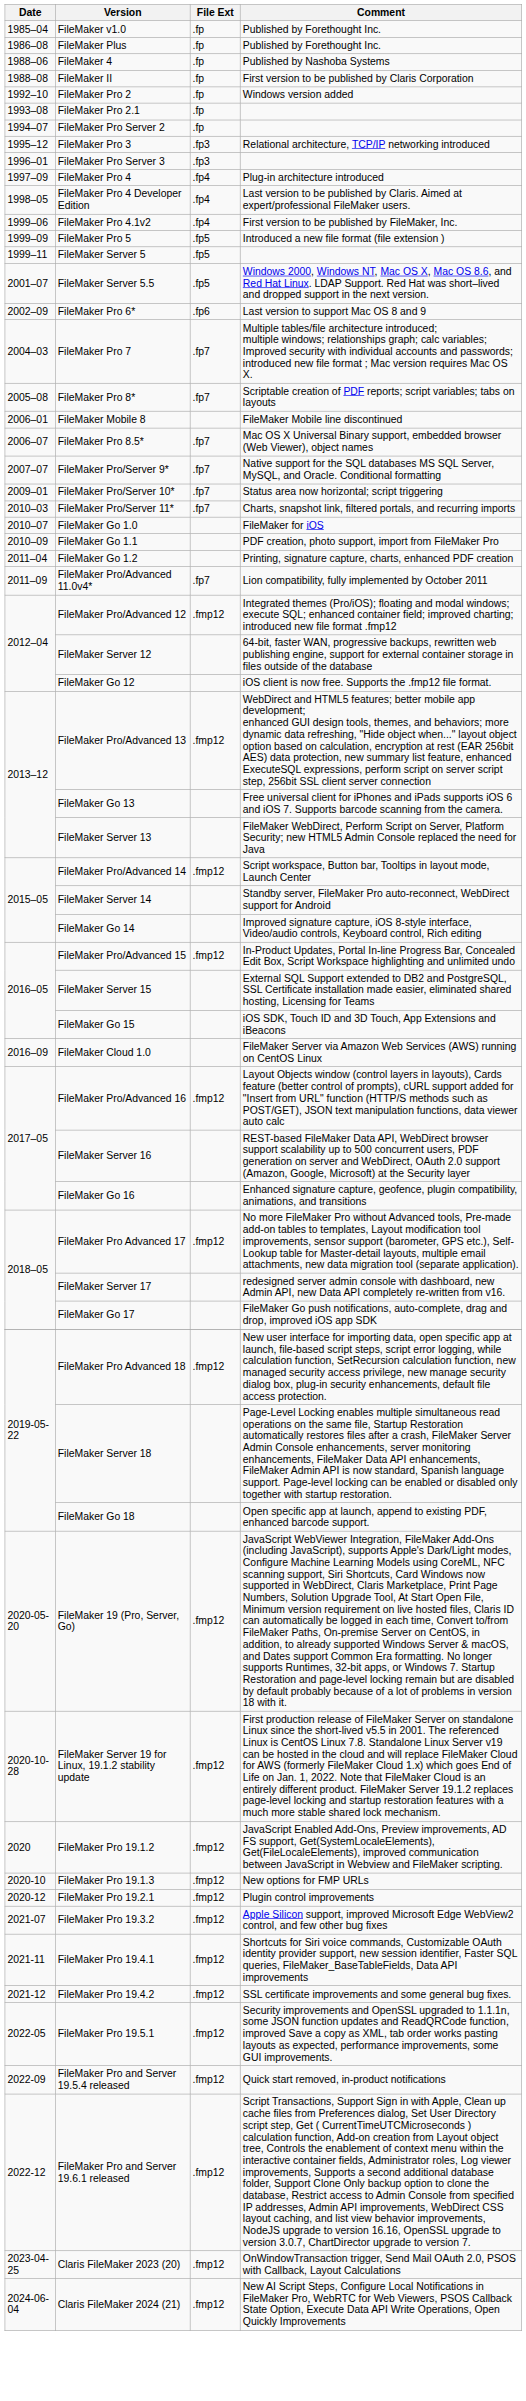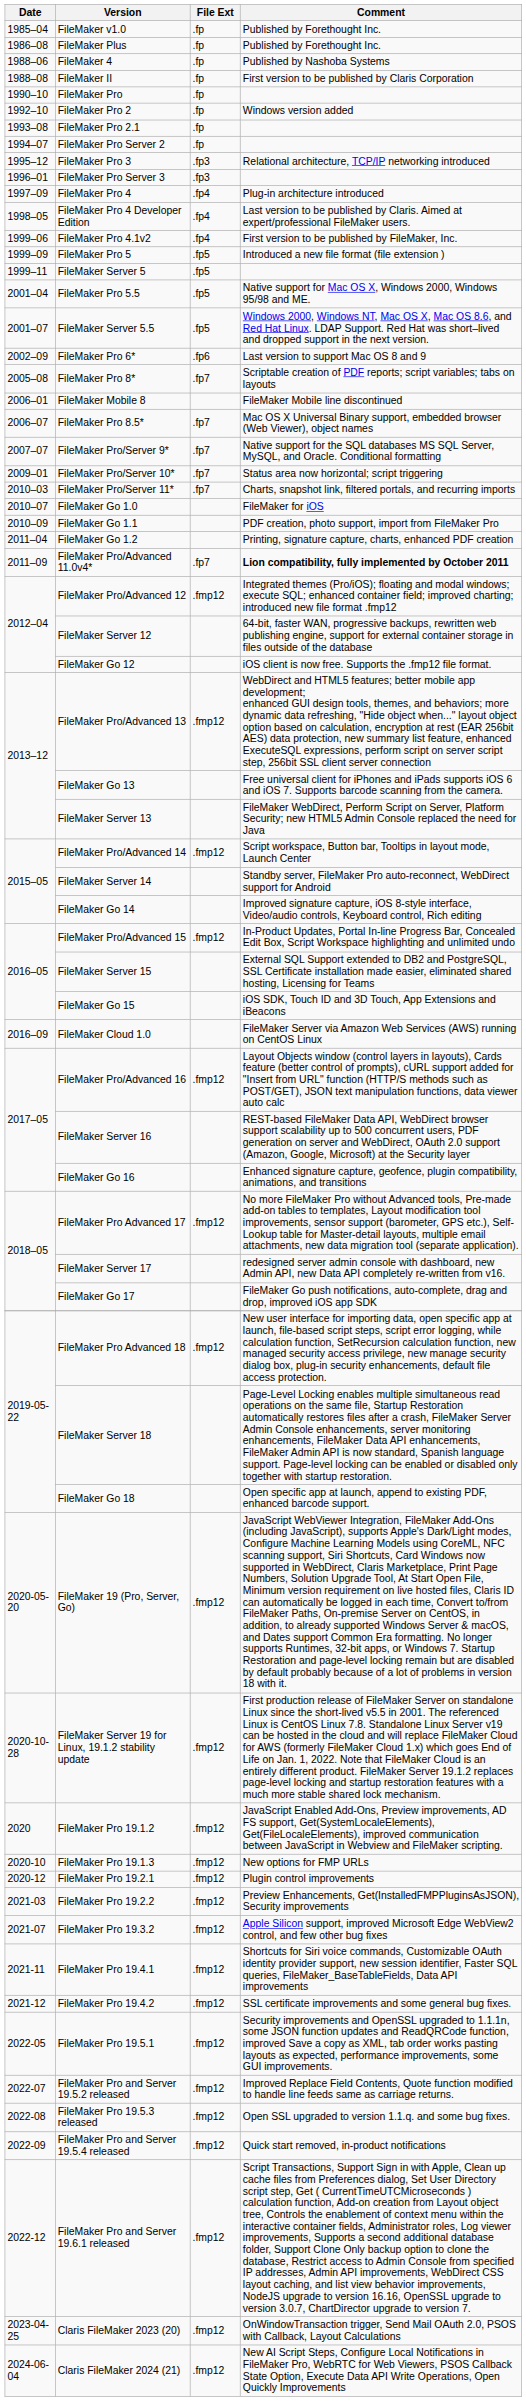+ row: (90, 95)
+ row: (99, 294)
- row: (94, 351)
(365, 580) normal -> (376, 562) bold
+ row: (106, 1901)
+ row: (117, 2089)
+ row: (106, 2117)
